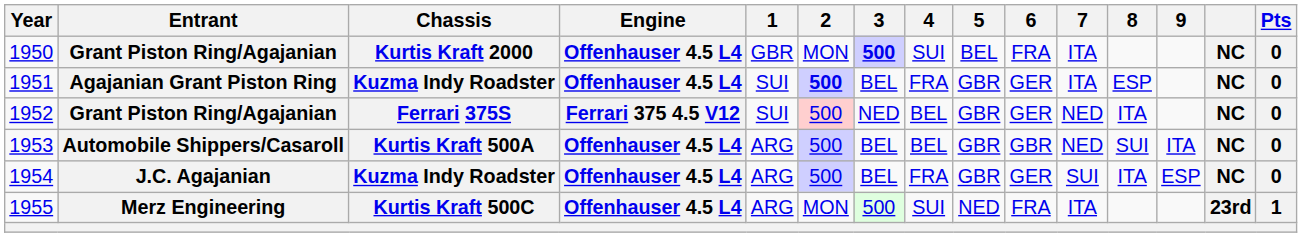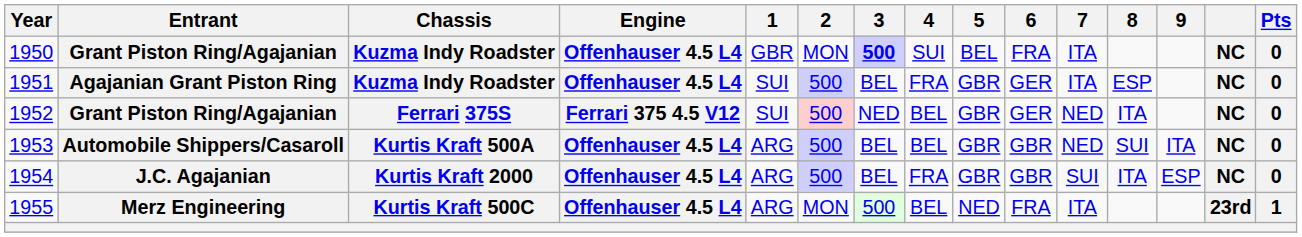(454, 52) Kurtis Kraft 2000 -> (454, 52) Kuzma Indy Roadster
(826, 83) bold -> (826, 83) normal
(454, 176) Kuzma Indy Roadster -> (454, 176) Kurtis Kraft 2000
(1031, 176) GER -> (1031, 176) GBR
(929, 208) SUI -> (929, 208) BEL
